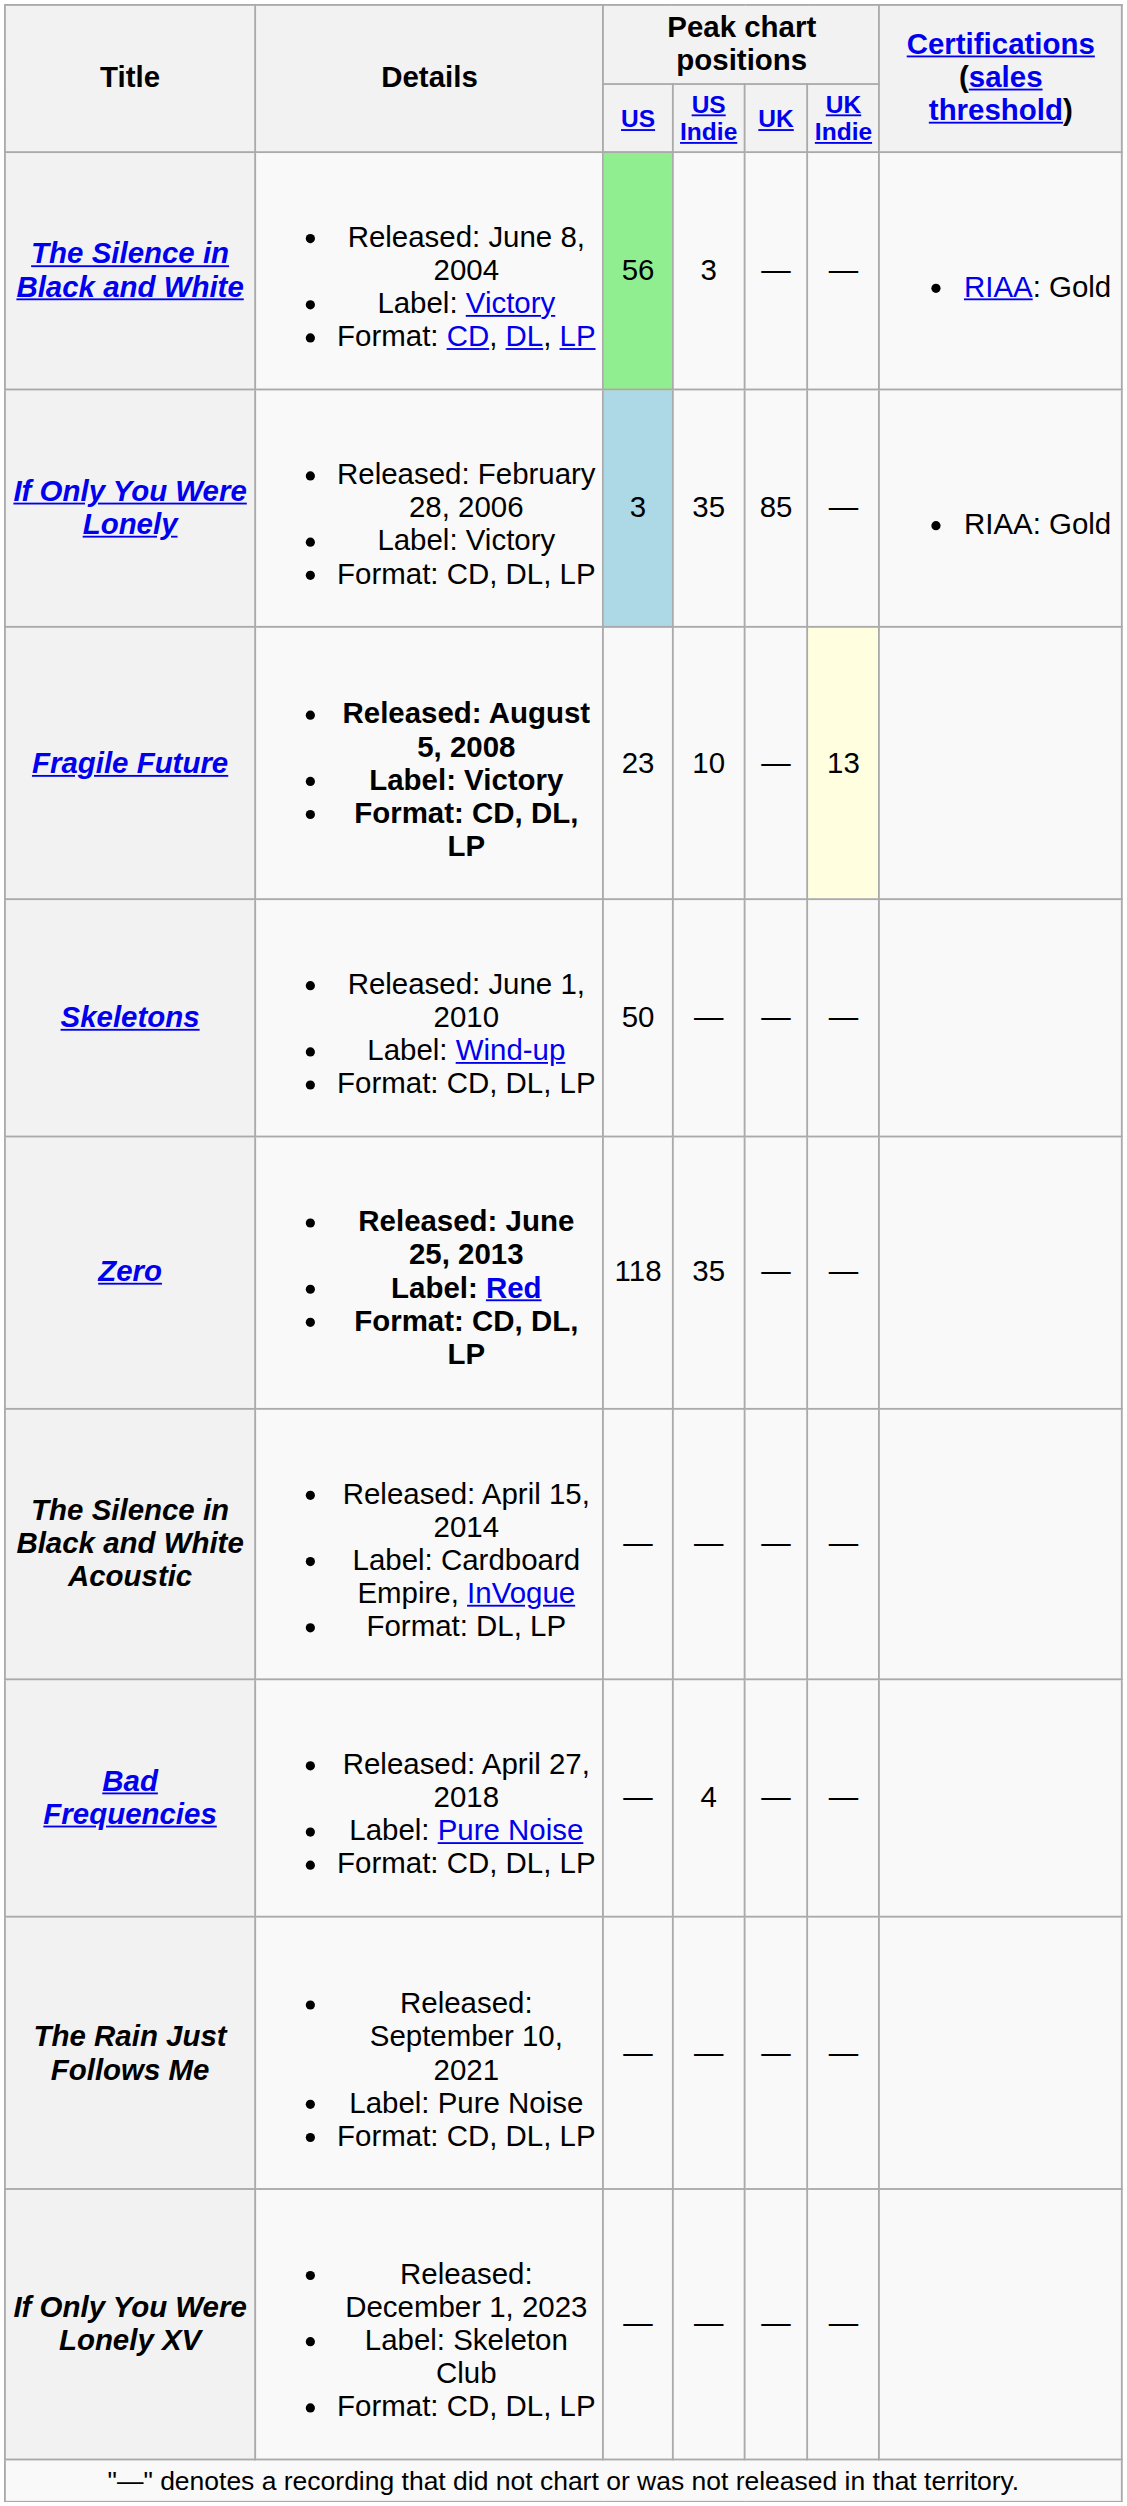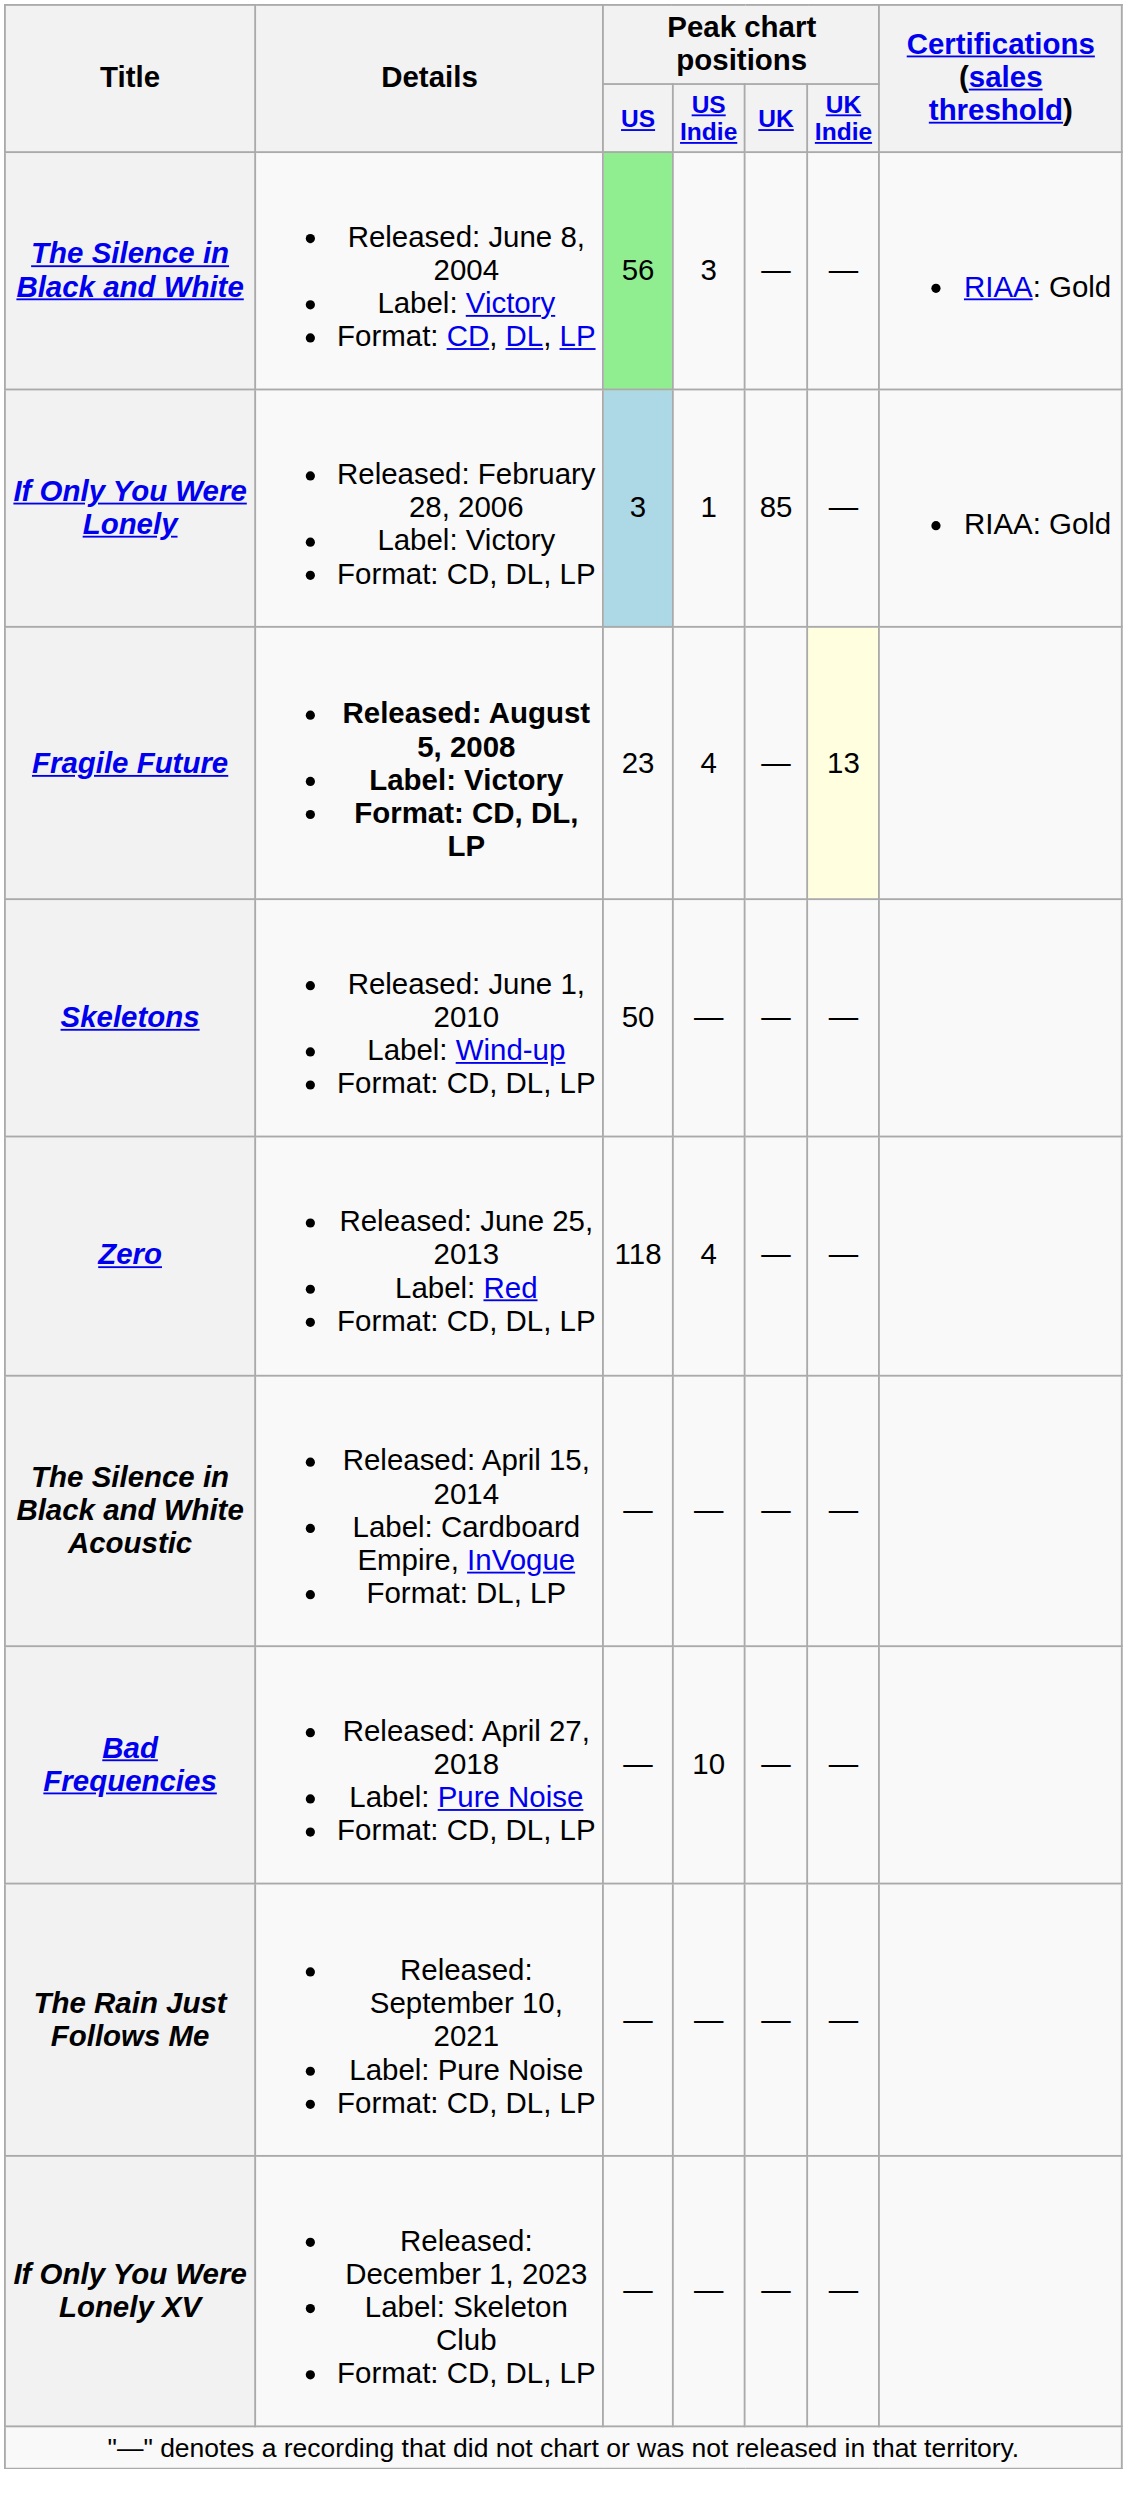(709, 508) 35 -> (709, 508) 1
(709, 762) 10 -> (709, 762) 4
(430, 1289) bold -> (430, 1272) normal
(709, 1272) 35 -> (709, 1255) 4
(709, 1797) 4 -> (709, 1764) 10
